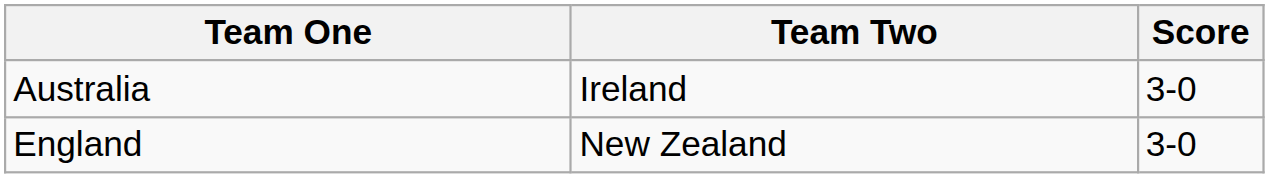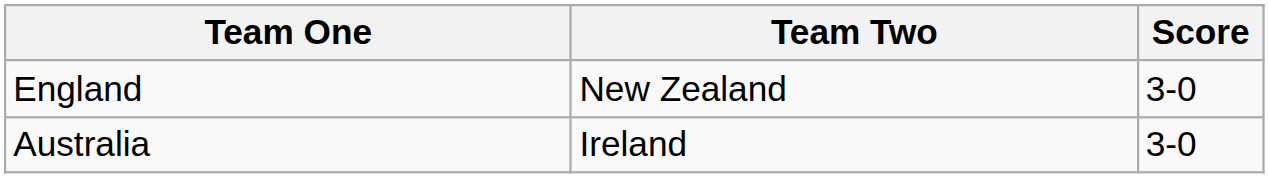rows swapped: (82, 88) <-> (78, 144)
